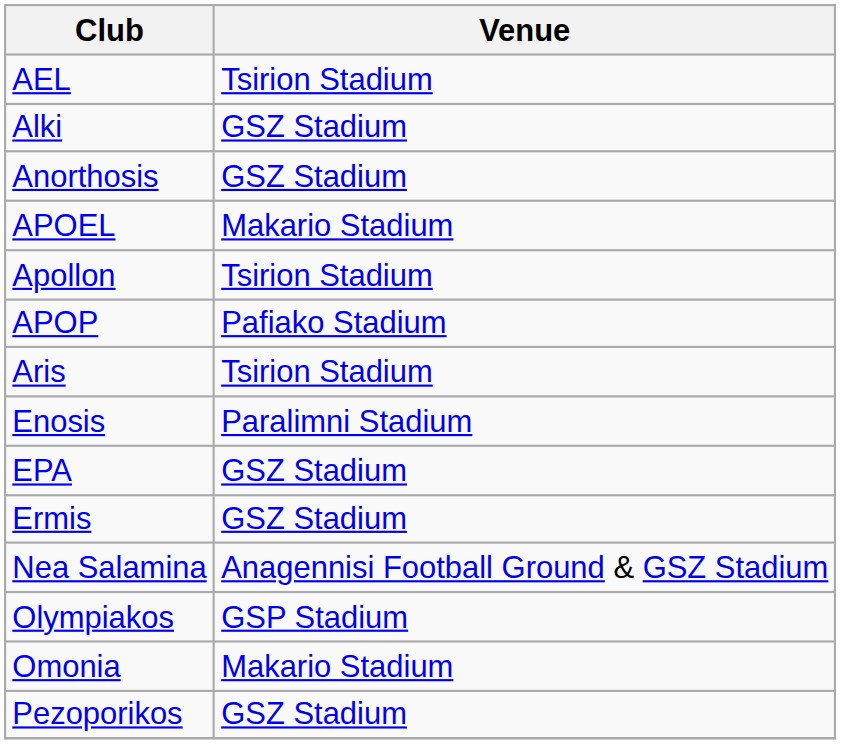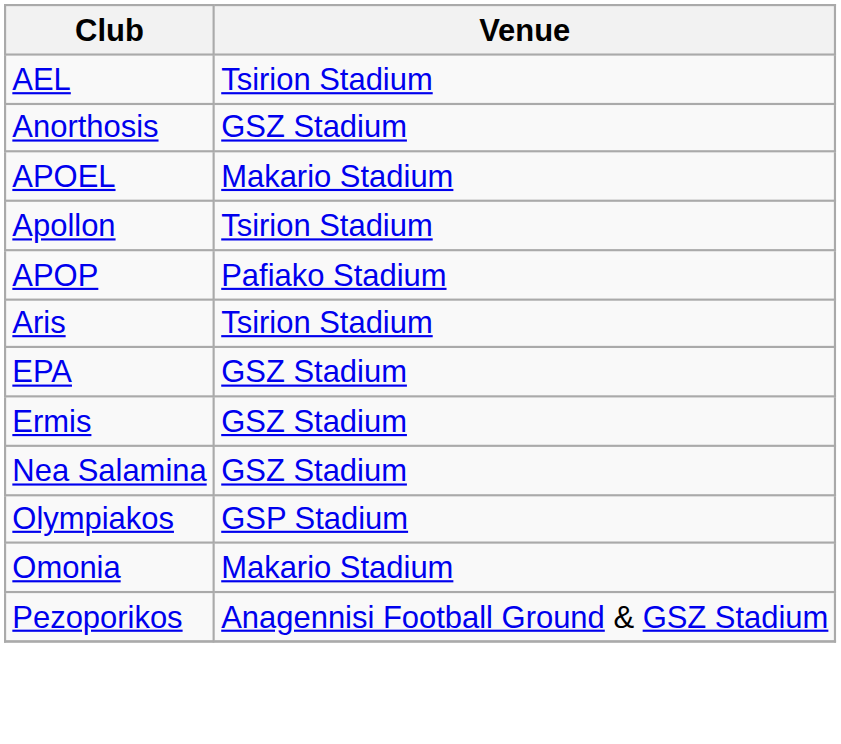- row: (37, 128)
- row: (59, 421)
(525, 568) Anagennisi Football Ground & GSZ Stadium -> (314, 470) GSZ Stadium
(314, 715) GSZ Stadium -> (525, 617) Anagennisi Football Ground & GSZ Stadium
